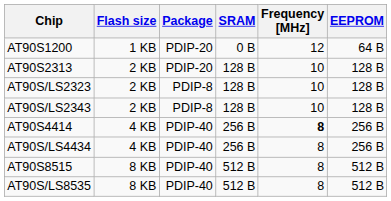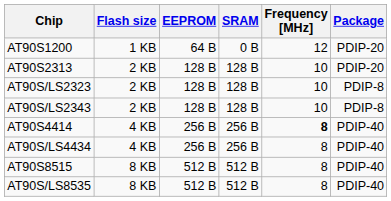columns swapped: (357, 21) <-> (187, 21)
